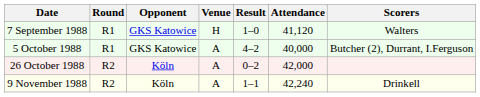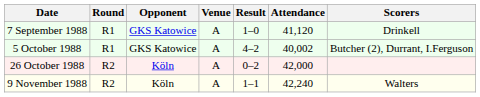(216, 30) H -> (216, 30) A
(402, 30) Walters -> (402, 30) Drinkell
(298, 48) 40,000 -> (298, 48) 40,002
(402, 83) Drinkell -> (402, 83) Walters
